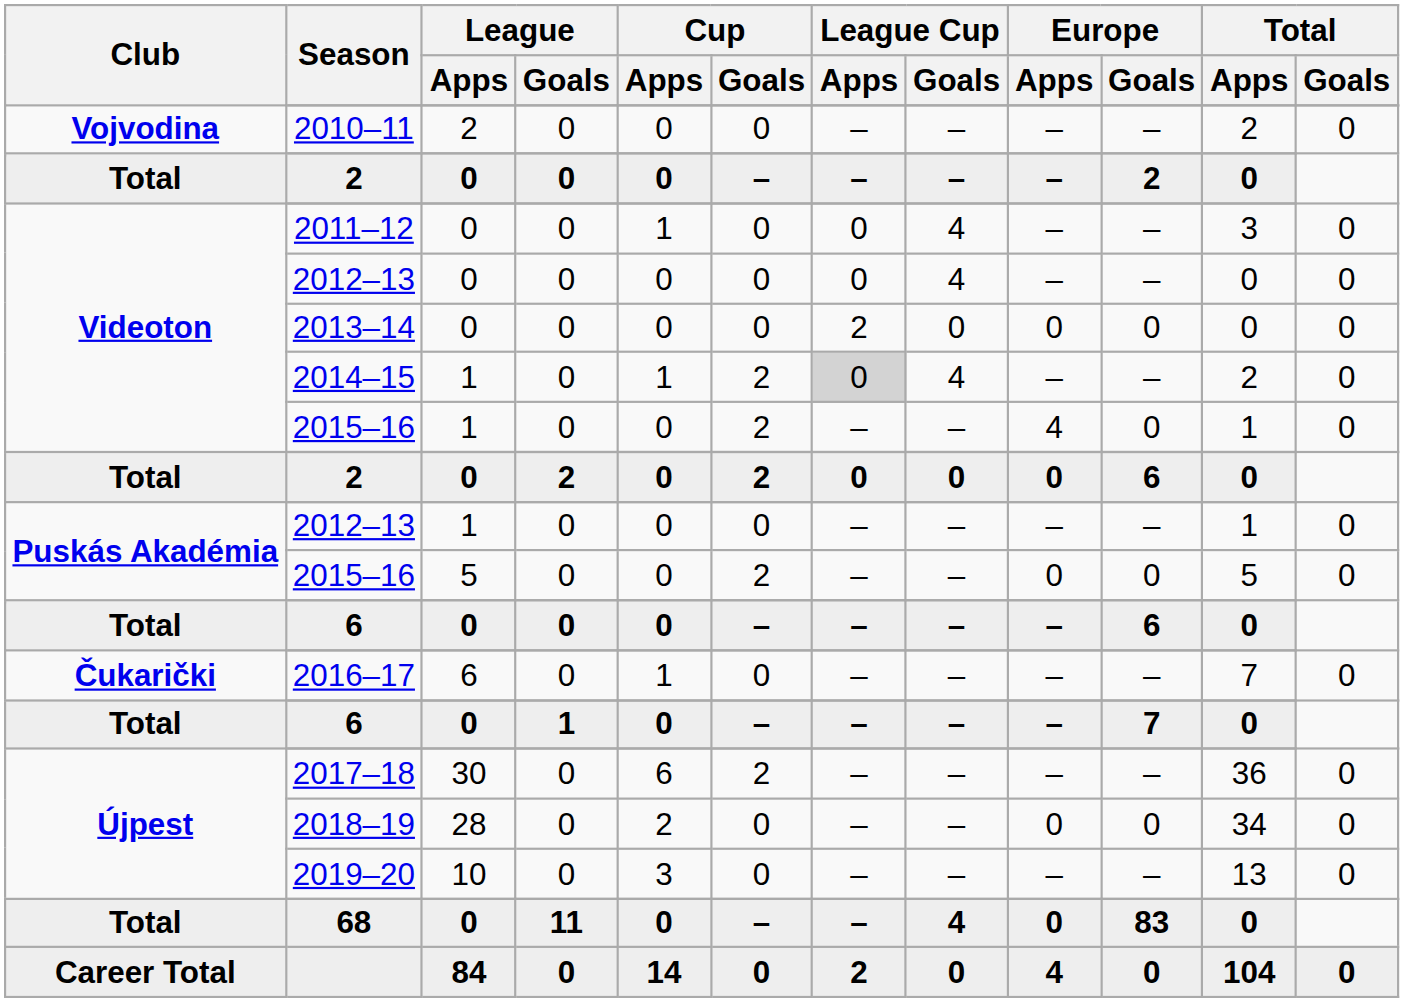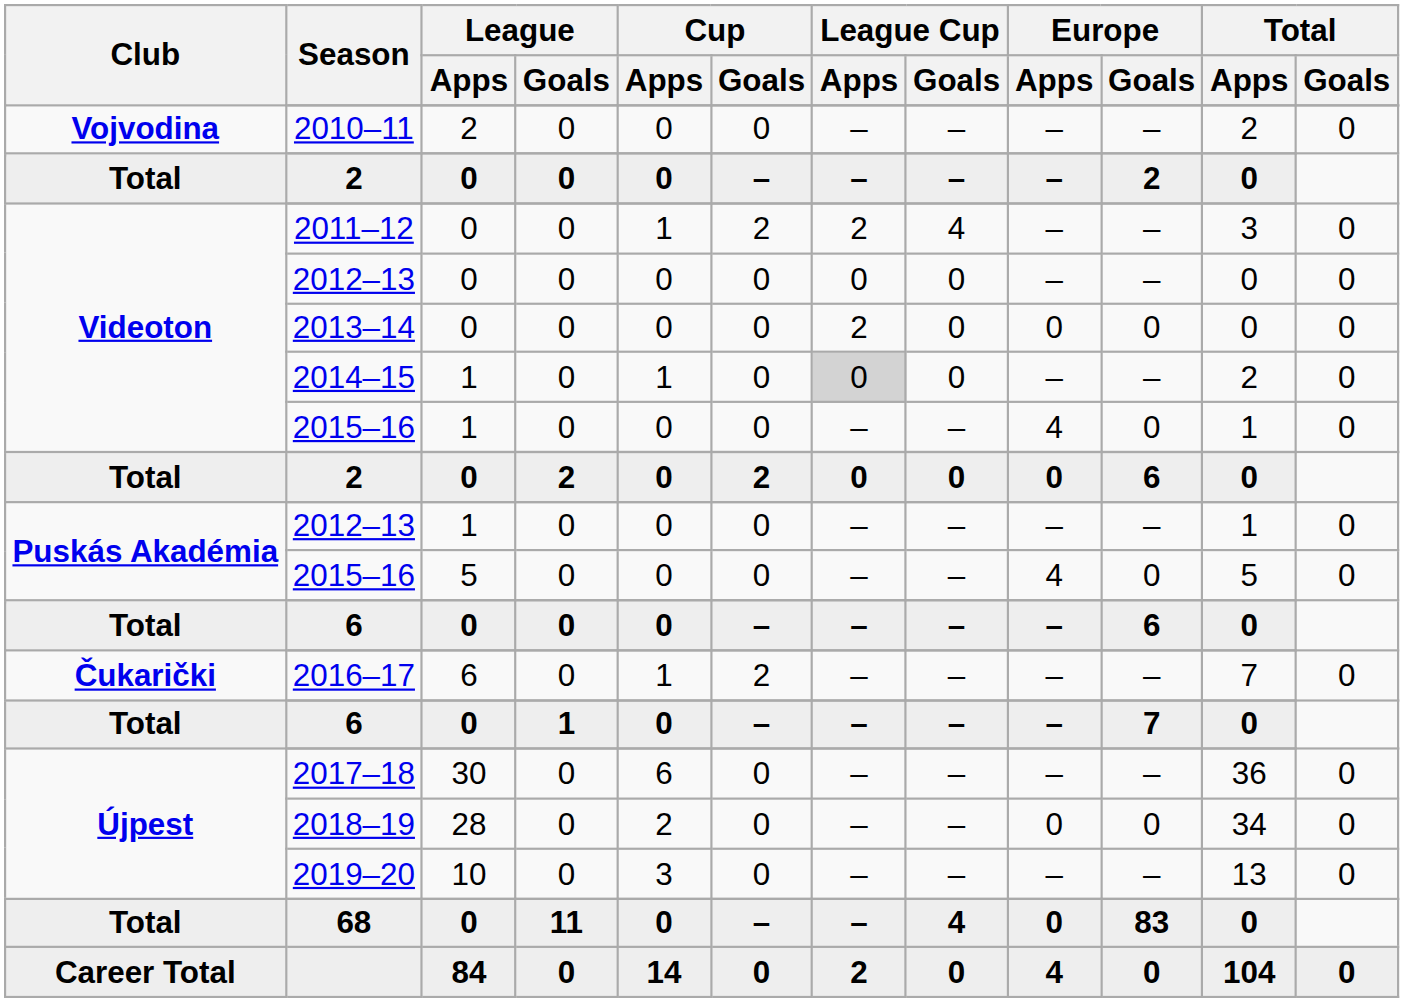(761, 229) 0 -> (761, 229) 2
(859, 229) 0 -> (859, 229) 2
(957, 278) 4 -> (957, 278) 0
(761, 377) 2 -> (761, 377) 0
(957, 377) 4 -> (957, 377) 0
(761, 427) 2 -> (761, 427) 0
(761, 576) 2 -> (761, 576) 0
(1054, 576) 0 -> (1054, 576) 4
(761, 675) 0 -> (761, 675) 2
(761, 774) 2 -> (761, 774) 0
